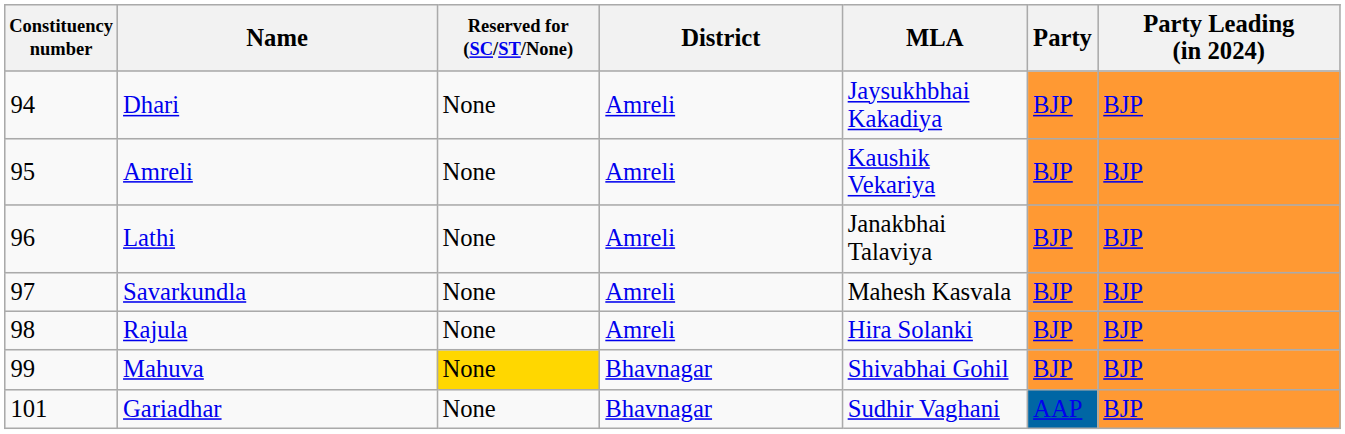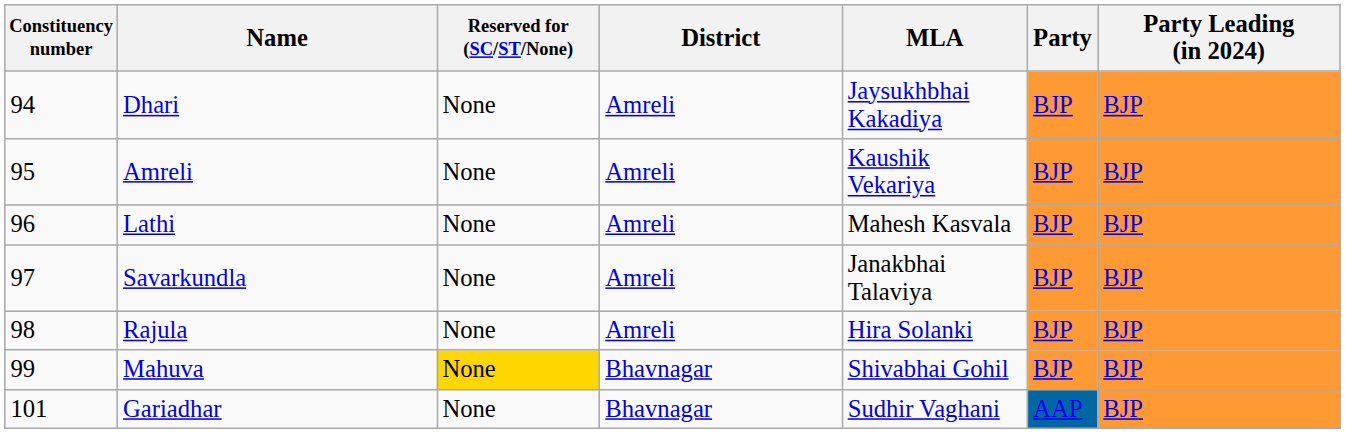(897, 238) Janakbhai Talaviya -> (929, 224) Mahesh Kasvala
(929, 291) Mahesh Kasvala -> (897, 277) Janakbhai Talaviya
